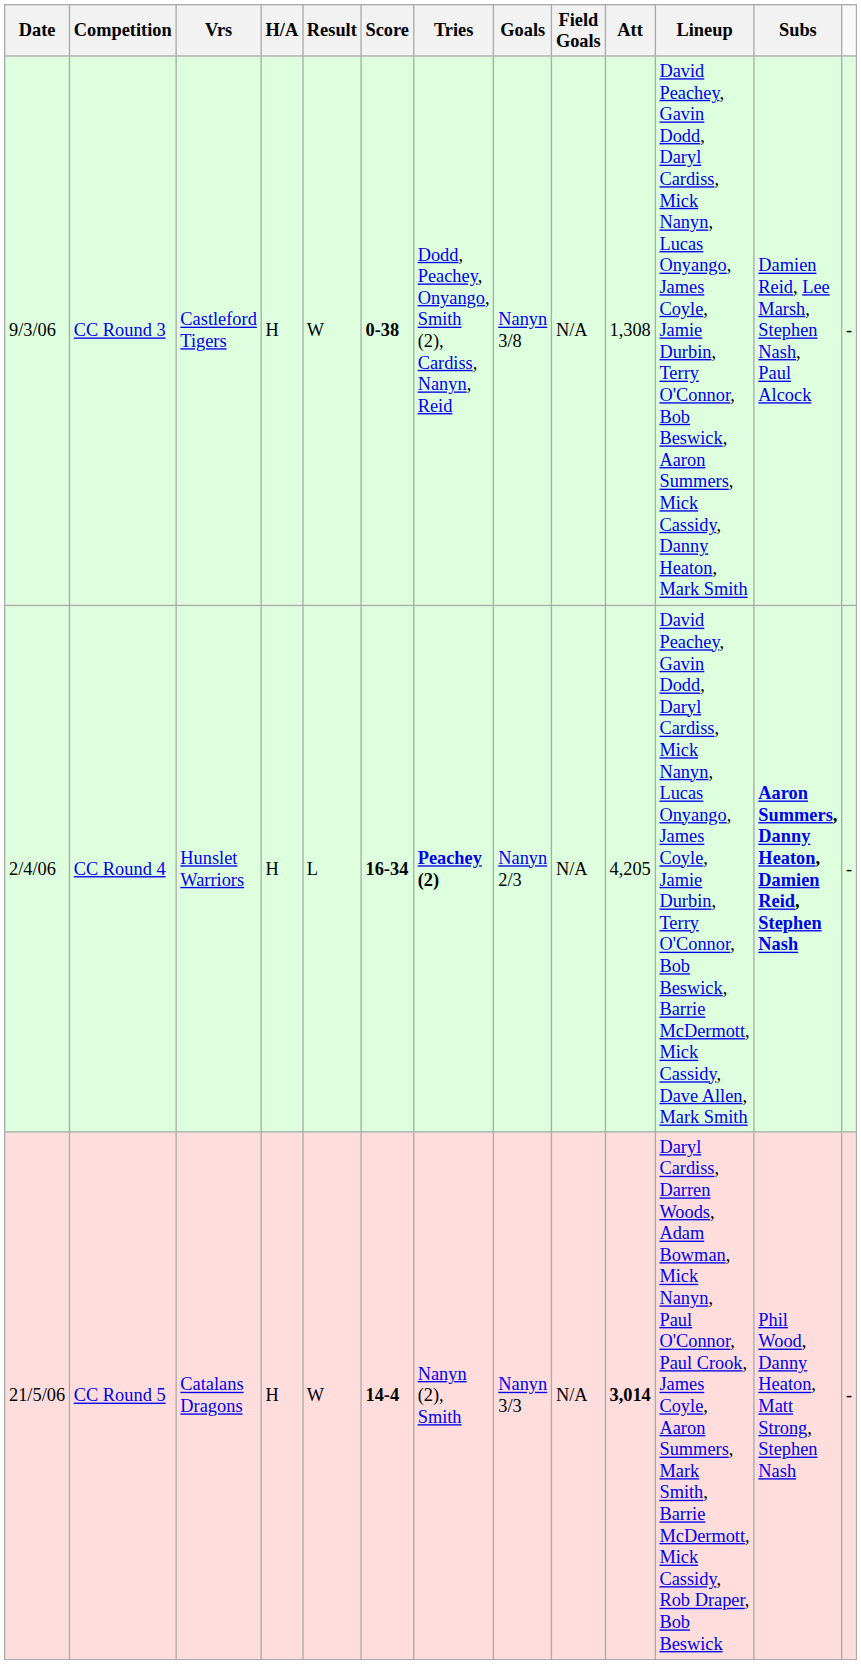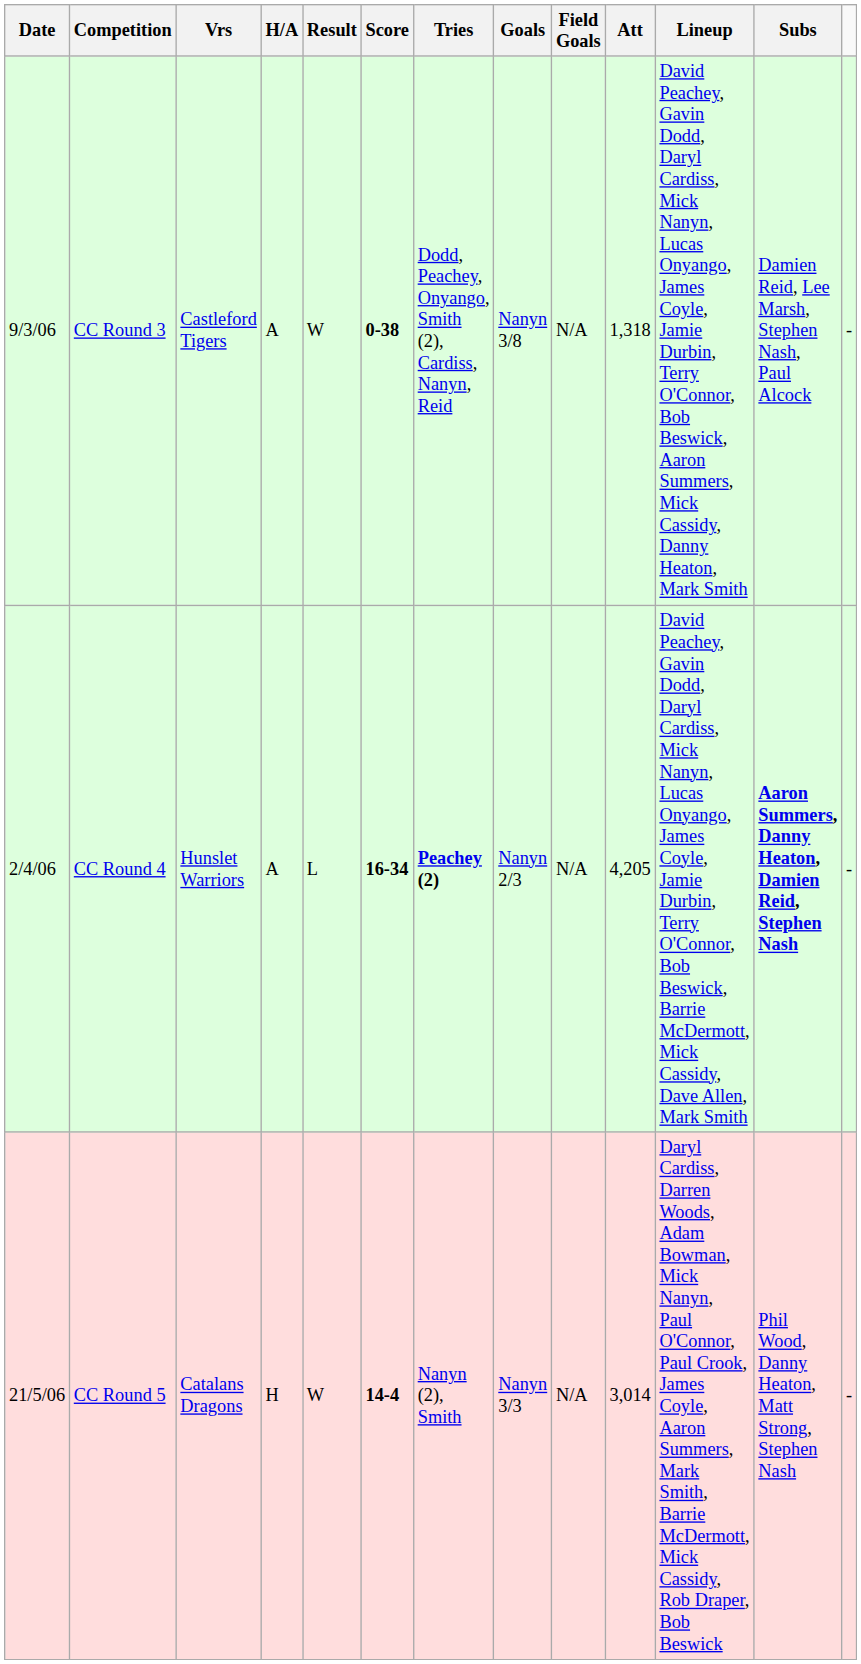(272, 330) H -> (272, 330) A
(630, 330) 1,308 -> (630, 330) 1,318
(272, 868) H -> (272, 868) A
(630, 1395) bold -> (630, 1395) normal
